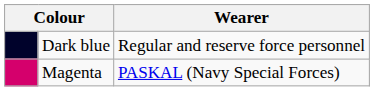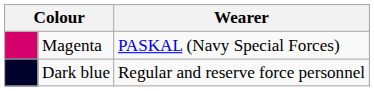rows swapped: (76, 45) <-> (72, 72)
